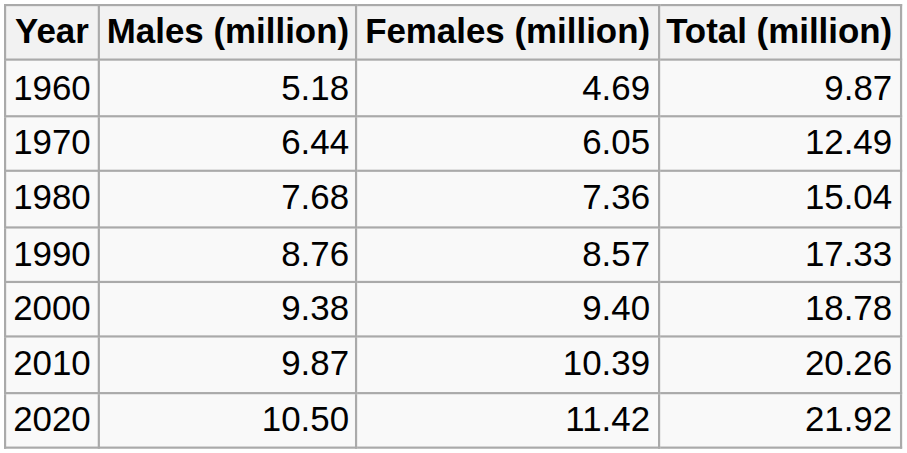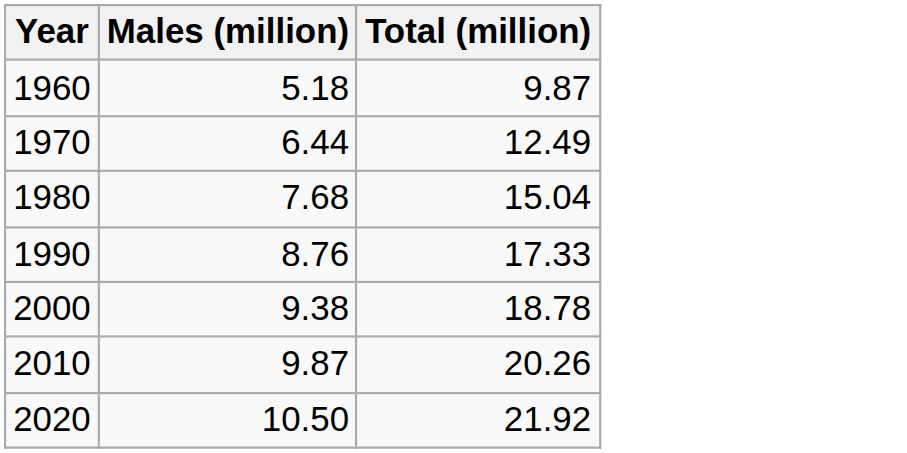- column: (508, 32)
